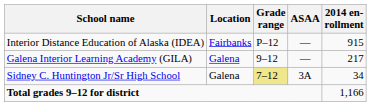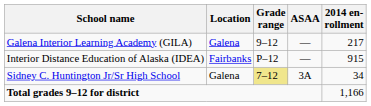rows swapped: (99, 59) <-> (105, 42)
